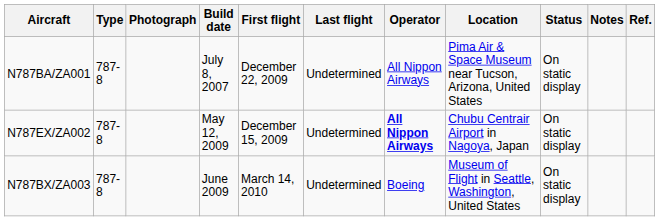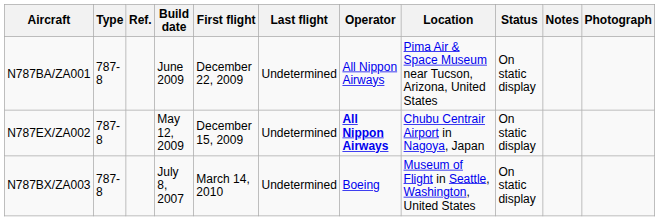columns swapped: (163, 20) <-> (640, 20)
(215, 73) July 8, 2007 -> (171, 73) June 2009
(215, 185) June 2009 -> (171, 185) July 8, 2007
